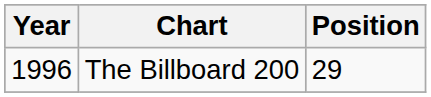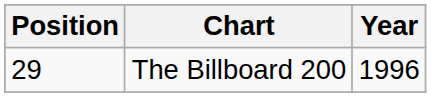columns swapped: (42, 26) <-> (366, 26)
